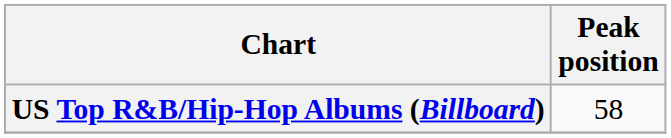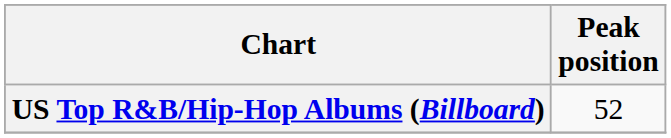(609, 108) 58 -> (609, 108) 52
